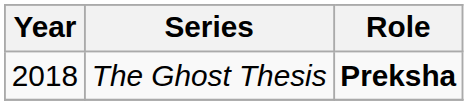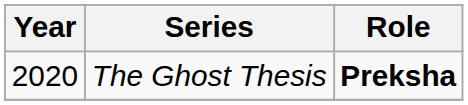(45, 75) 2018 -> (45, 75) 2020
